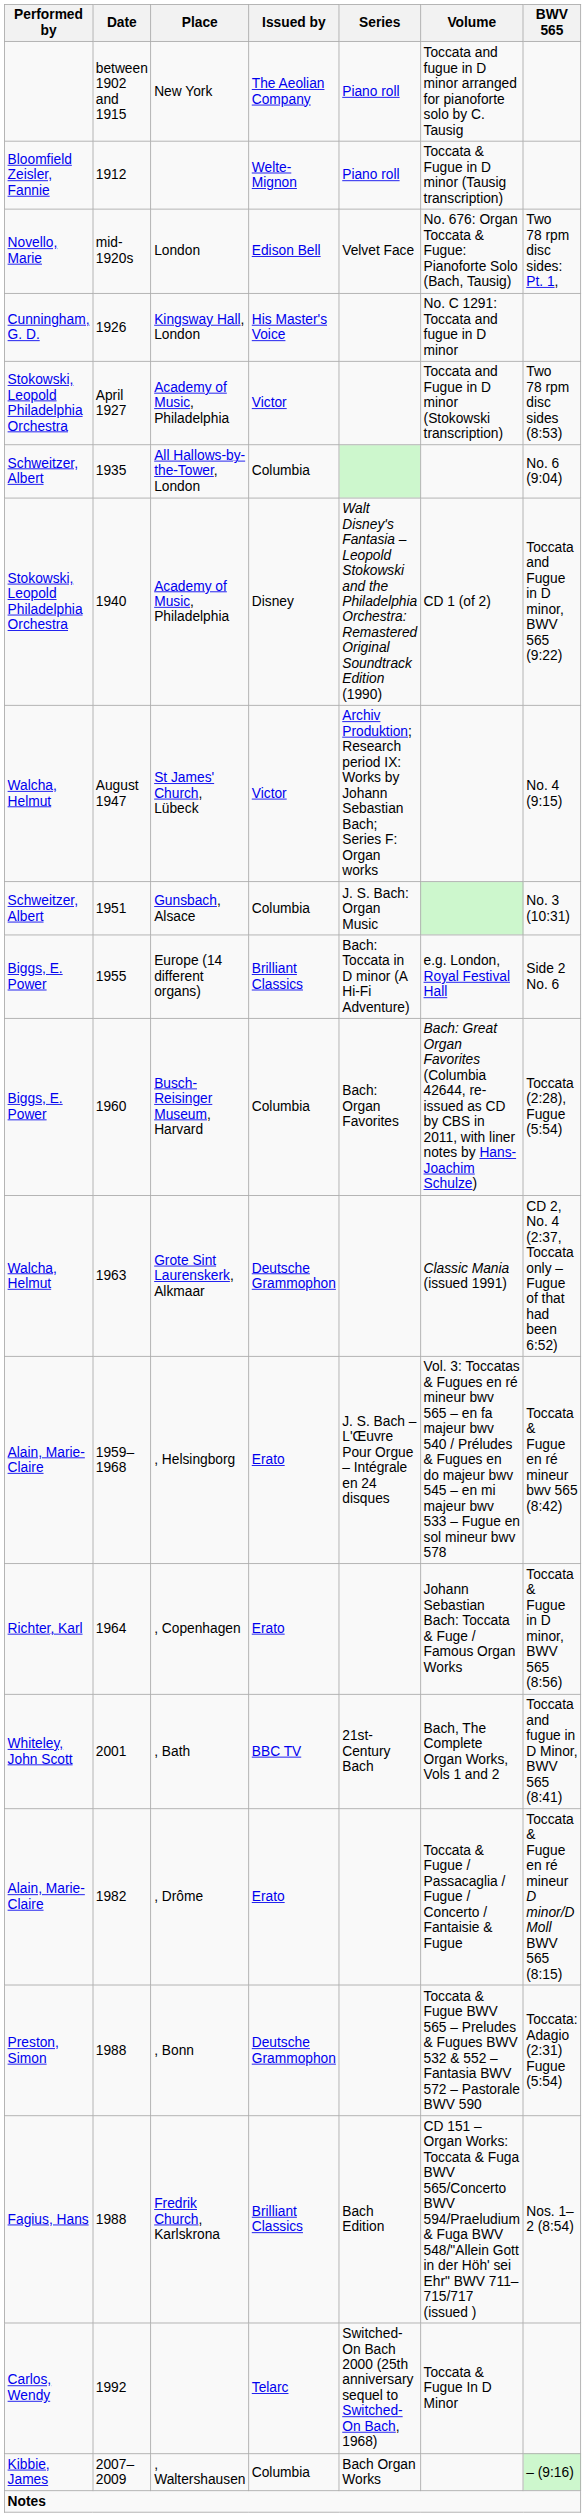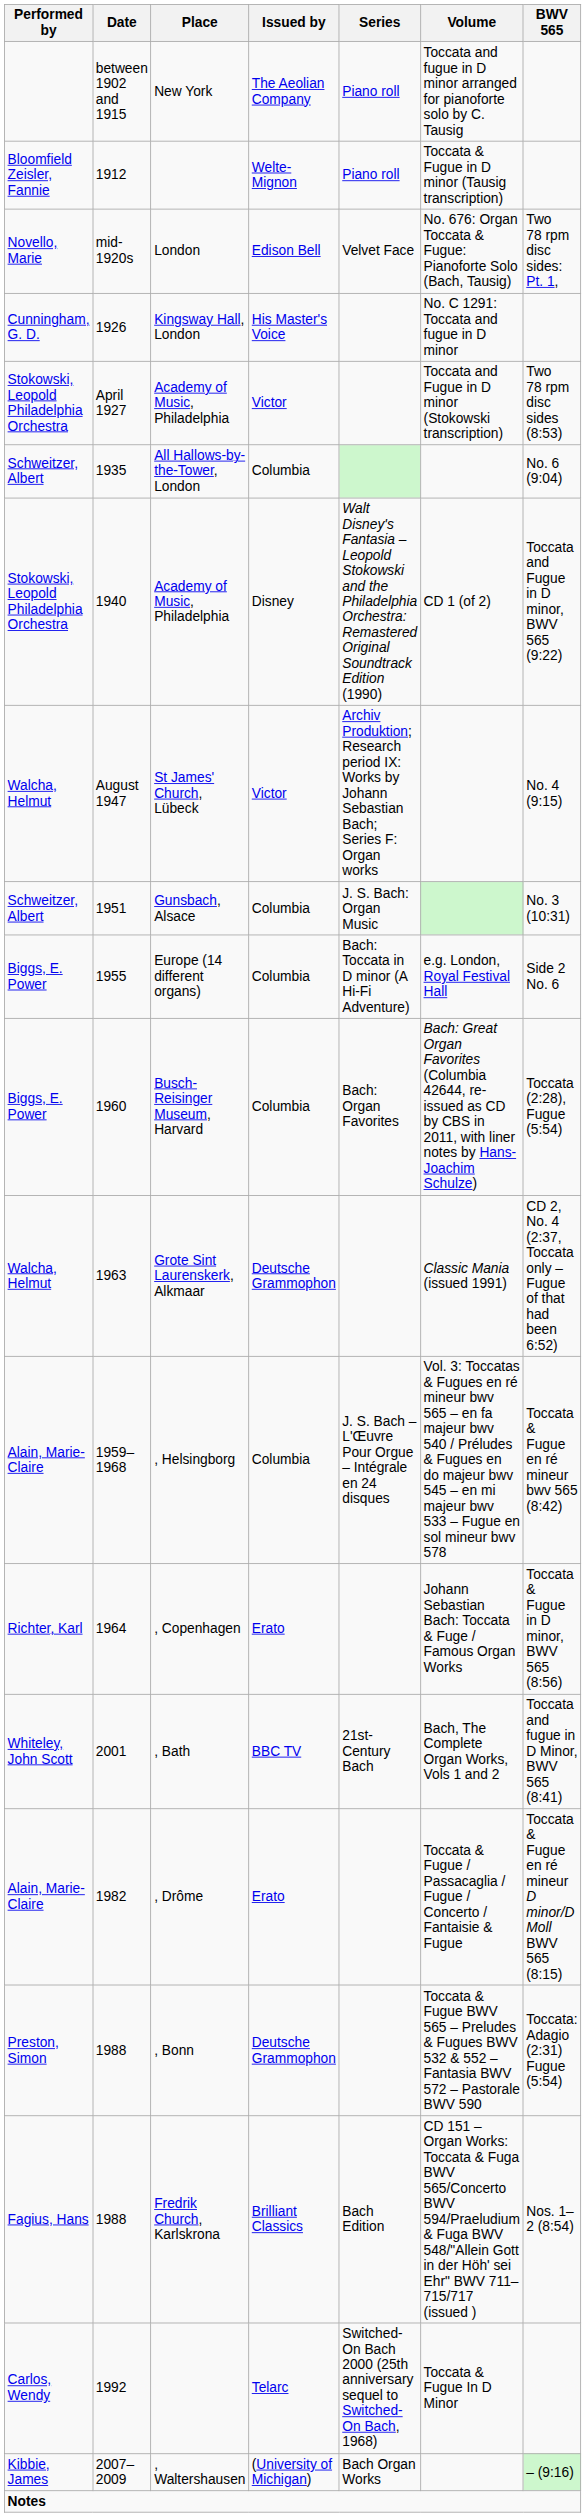(277, 976) Brilliant Classics -> (281, 976) Columbia
(268, 1460) Erato -> (281, 1460) Columbia
(281, 2472) Columbia -> (292, 2472) (University of Michigan)
